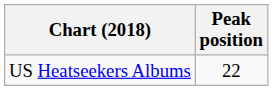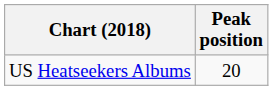(231, 70) 22 -> (231, 70) 20
